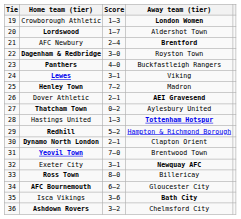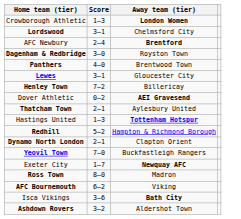- column: (12, 10)
(114, 32) 1–7 -> (99, 32) 3–1
(179, 32) Aldershot Town -> (164, 32) Chelmsford City
(179, 65) Buckfastleigh Rangers -> (164, 65) Brentwood Town
(179, 76) Viking -> (164, 76) Gloucester City
(179, 87) Madron -> (164, 87) Billericay
(114, 98) 2–1 -> (99, 98) 0–2
(114, 109) 0–2 -> (99, 109) 2–1
(179, 153) Brentwood Town -> (164, 153) Buckfastleigh Rangers
(114, 164) 3–1 -> (99, 164) 1–7
(179, 176) Billericay -> (164, 176) Madron
(179, 187) Gloucester City -> (164, 187) Viking
(179, 209) Chelmsford City -> (164, 209) Aldershot Town
